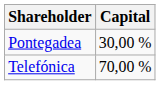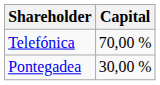rows swapped: (41, 67) <-> (45, 42)
